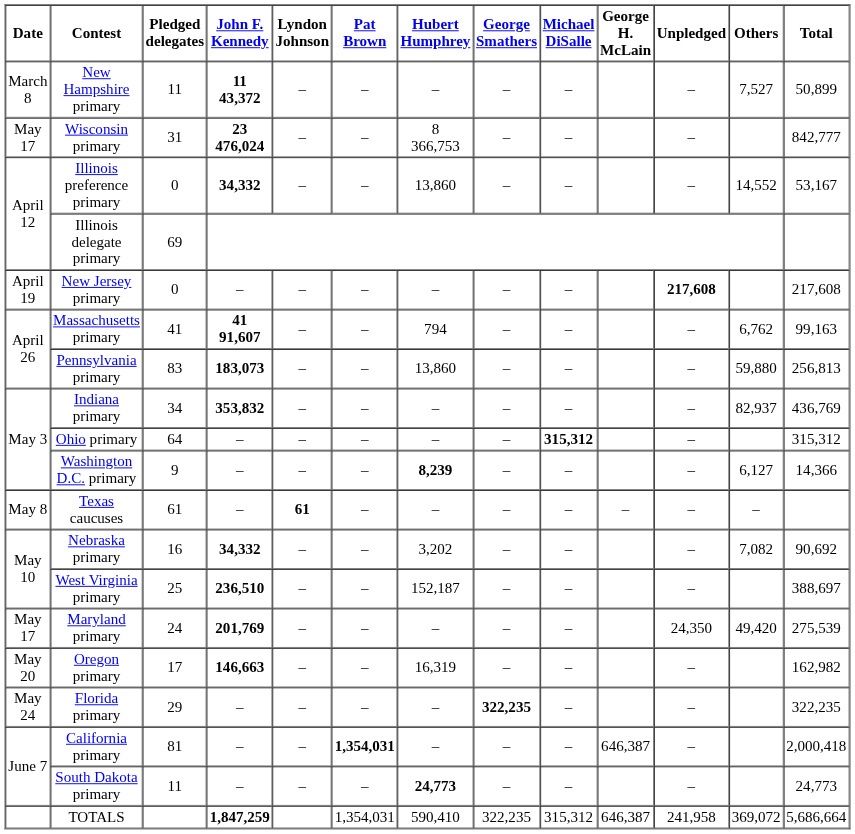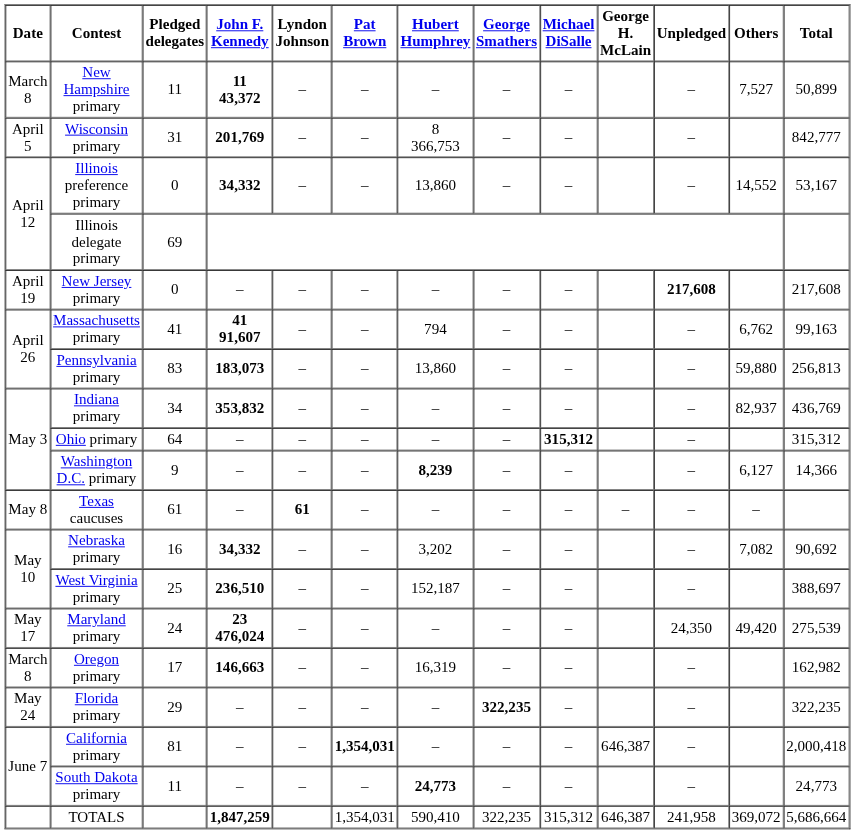(28, 137) May 17 -> (28, 137) April 5
(240, 137) 23 476,024 -> (240, 137) 201,769
(240, 628) 201,769 -> (240, 628) 23 476,024
(28, 667) May 20 -> (28, 667) March 8
